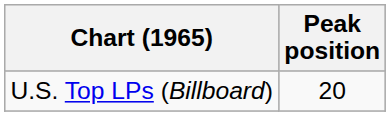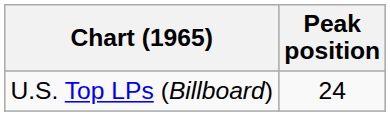(332, 90) 20 -> (332, 90) 24
